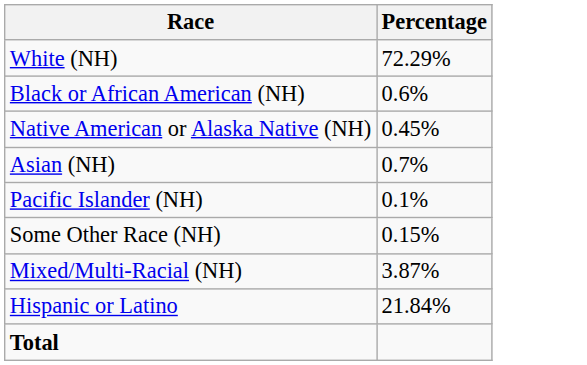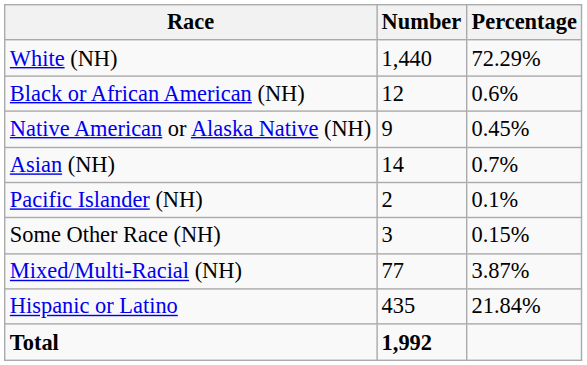+ column: (421, 22)
